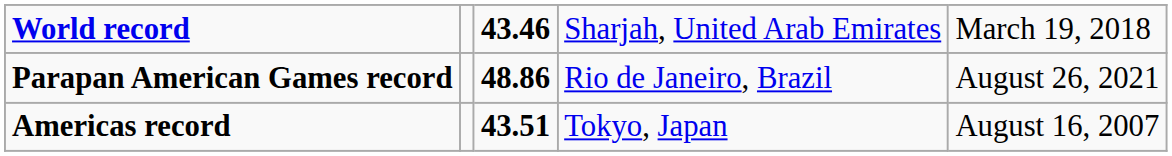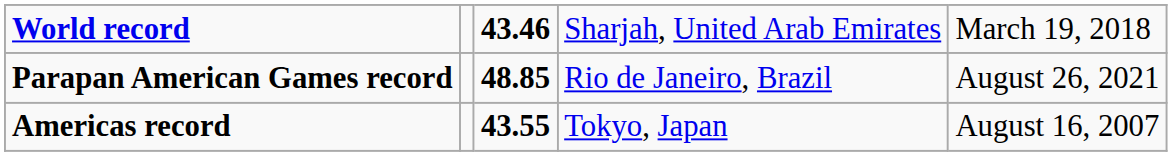(515, 77) 48.86 -> (515, 77) 48.85
(515, 126) 43.51 -> (515, 126) 43.55
